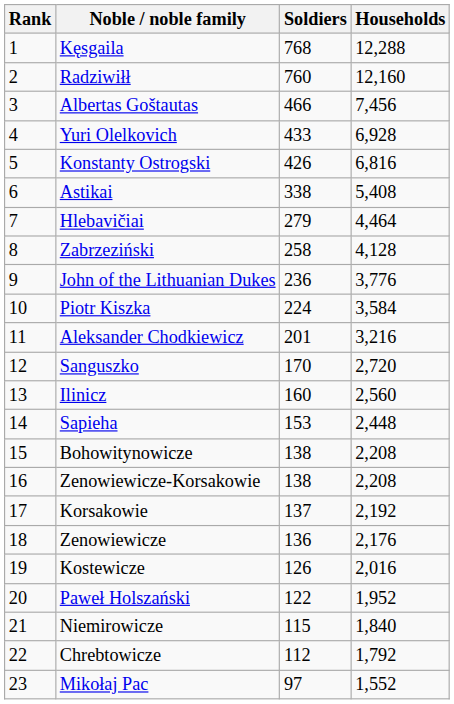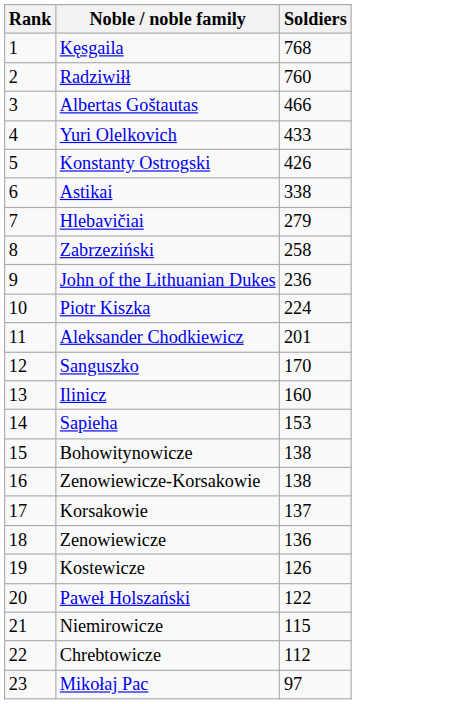- column: (400, 18)
